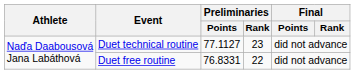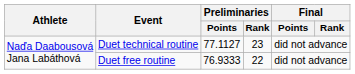(222, 61) 76.8331 -> (222, 61) 76.9333
